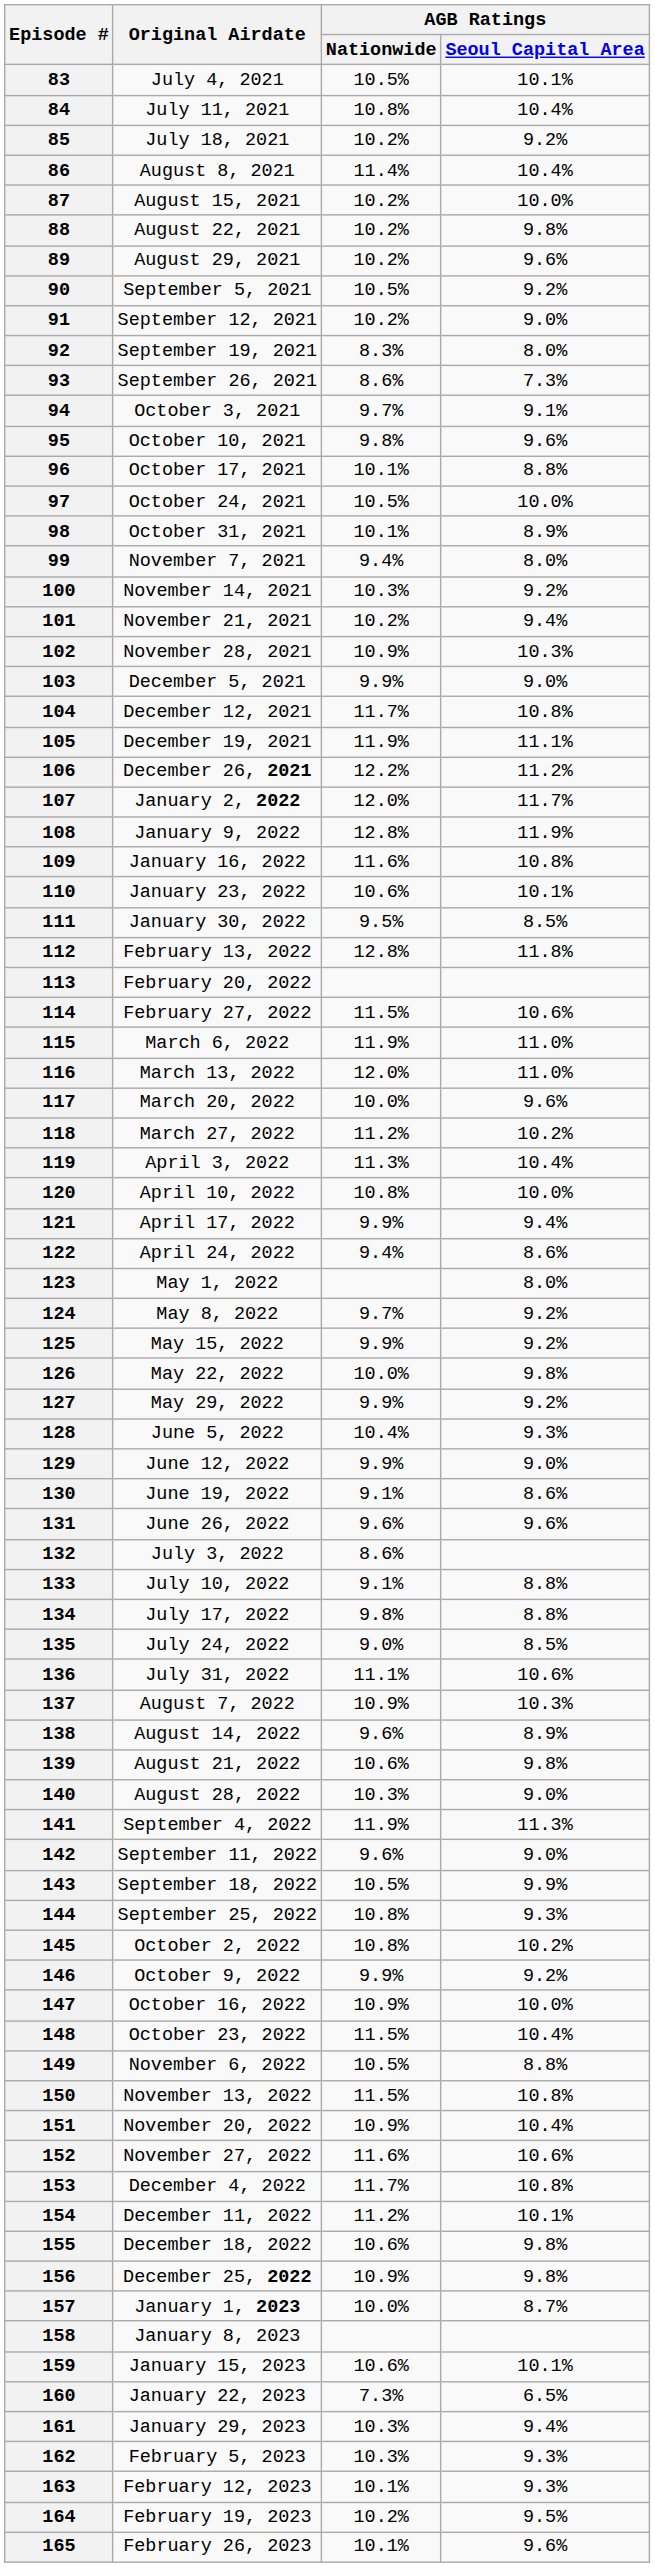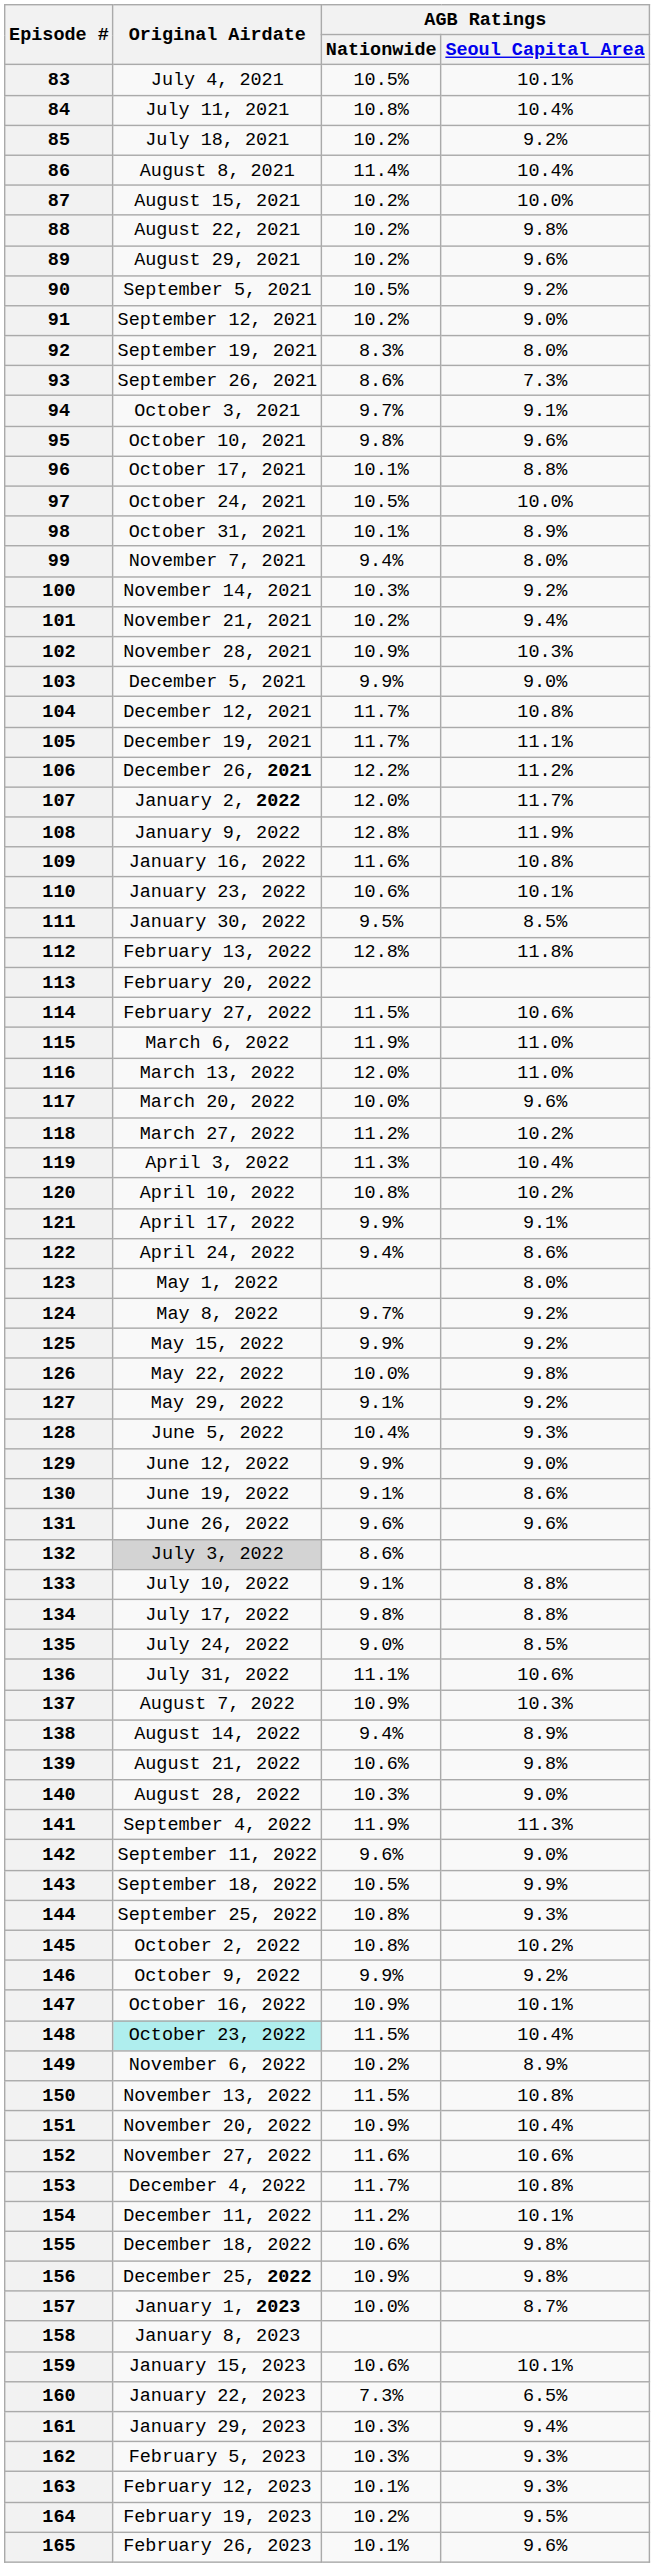(381, 742) 11.9% -> (381, 742) 11.7%
(545, 1193) 10.0% -> (545, 1193) 10.2%
(545, 1223) 9.4% -> (545, 1223) 9.1%
(381, 1404) 9.9% -> (381, 1404) 9.1%
(217, 1554) no background -> (217, 1554) lightgrey background
(381, 1735) 9.6% -> (381, 1735) 9.4%
(545, 2005) 10.0% -> (545, 2005) 10.1%
(217, 2036) no background -> (217, 2036) paleturquoise background
(381, 2066) 10.5% -> (381, 2066) 10.2%
(545, 2066) 8.8% -> (545, 2066) 8.9%
